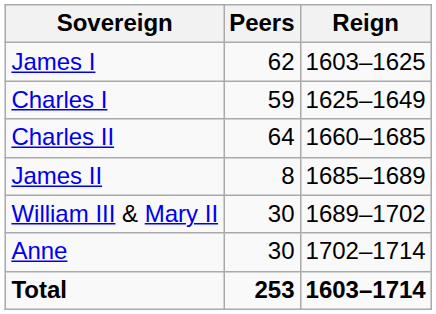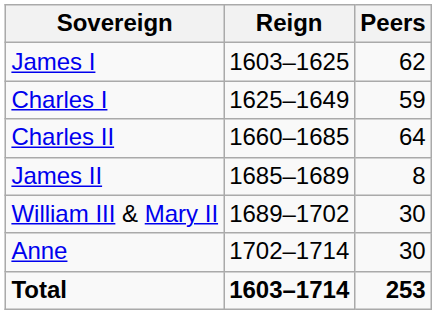columns swapped: (366, 23) <-> (262, 23)
